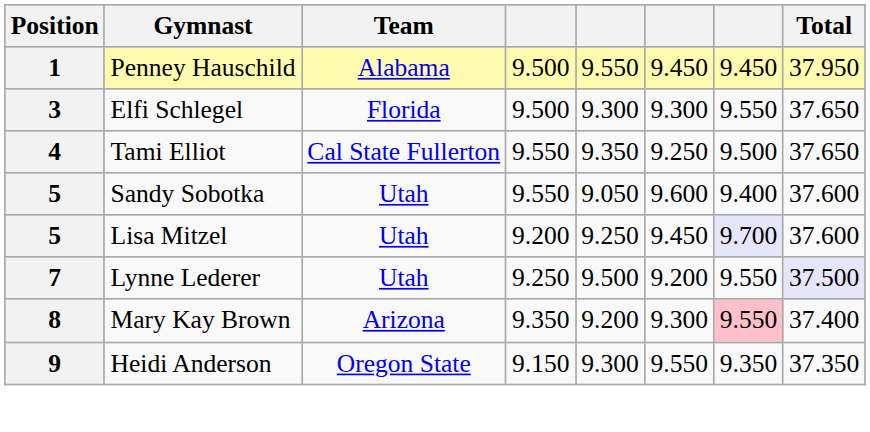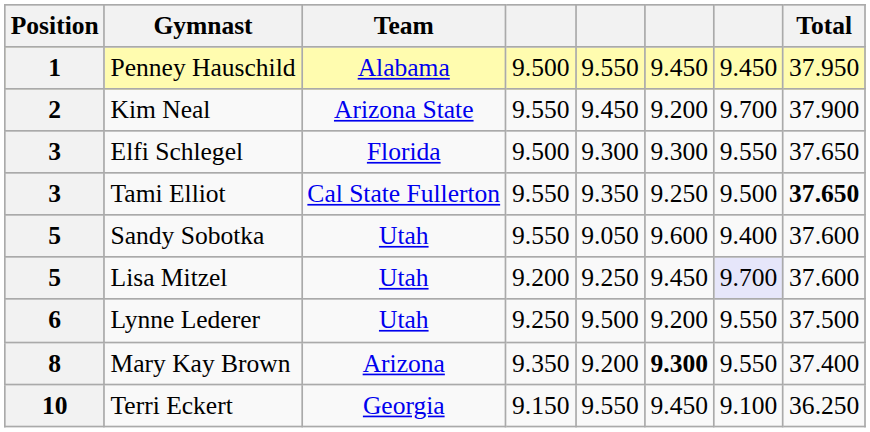+ row: (161, 109)
(55, 152) 4 -> (55, 194) 3
(824, 152) normal -> (824, 194) bold
(55, 278) 7 -> (55, 320) 6
(824, 278) lavender background -> (824, 320) no background
(679, 320) normal -> (679, 362) bold
(749, 320) pink background -> (749, 362) no background
- row: (191, 362)
+ row: (172, 404)
